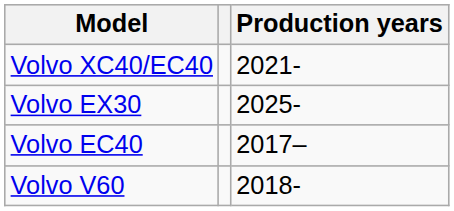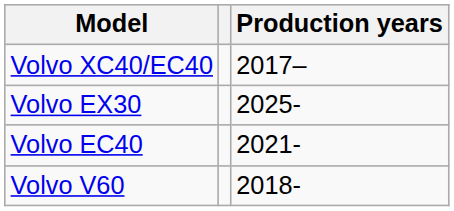(269, 64) 2021- -> (271, 64) 2017–
(271, 144) 2017– -> (269, 144) 2021-
